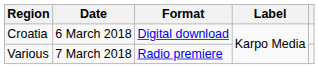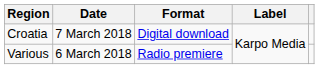(93, 34) 6 March 2018 -> (93, 34) 7 March 2018
(93, 53) 7 March 2018 -> (93, 53) 6 March 2018
